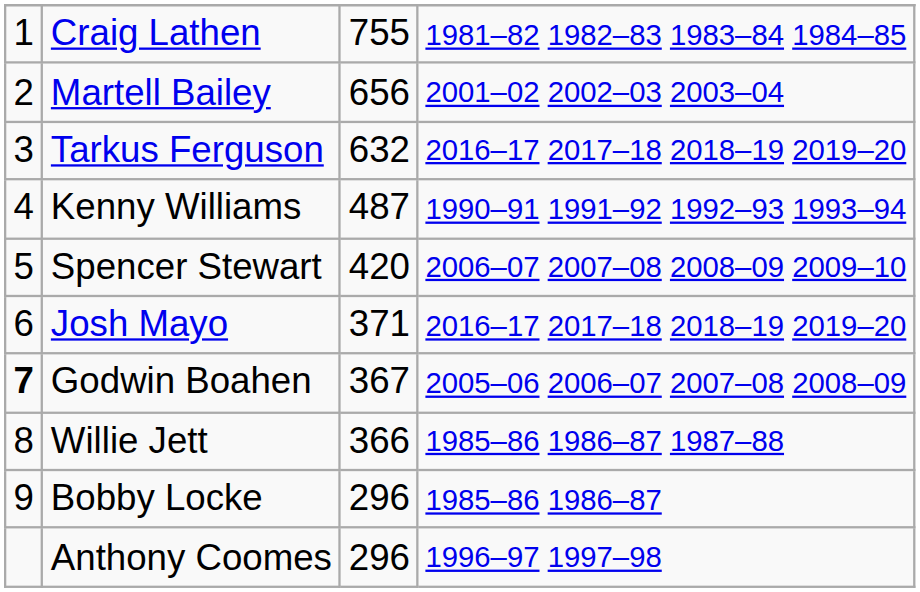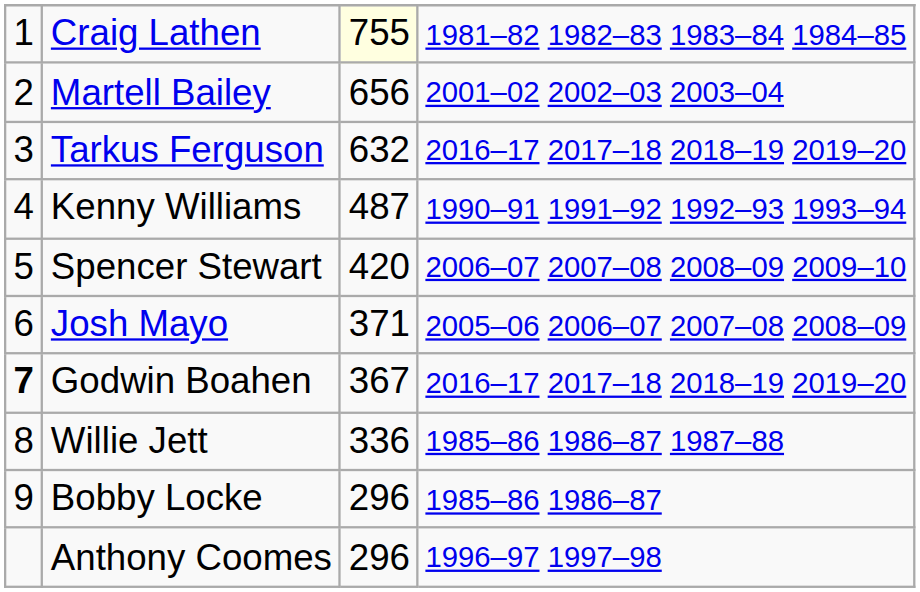(379, 33) no background -> (379, 33) lightyellow background
(666, 325) 2016–17 2017–18 2018–19 2019–20 -> (666, 325) 2005–06 2006–07 2007–08 2008–09
(666, 383) 2005–06 2006–07 2007–08 2008–09 -> (666, 383) 2016–17 2017–18 2018–19 2019–20
(379, 440) 366 -> (379, 440) 336
